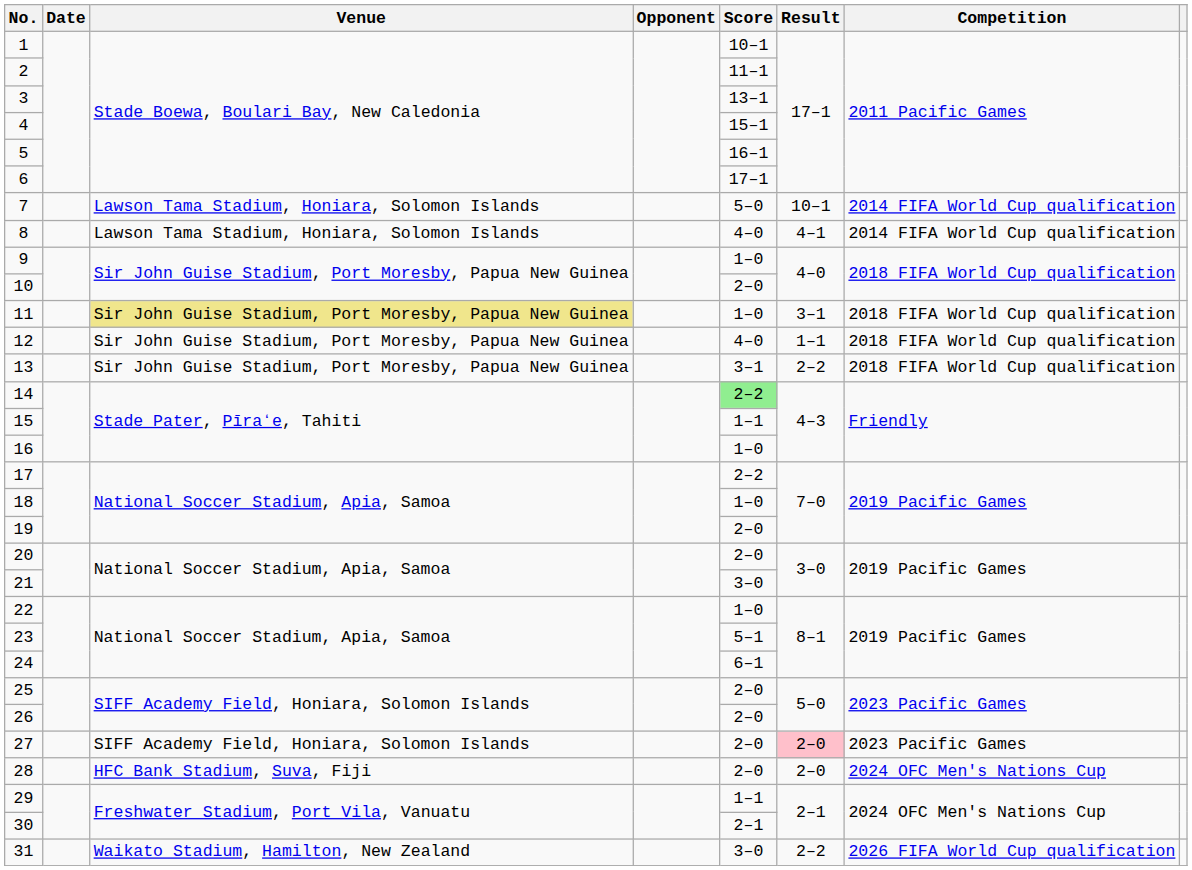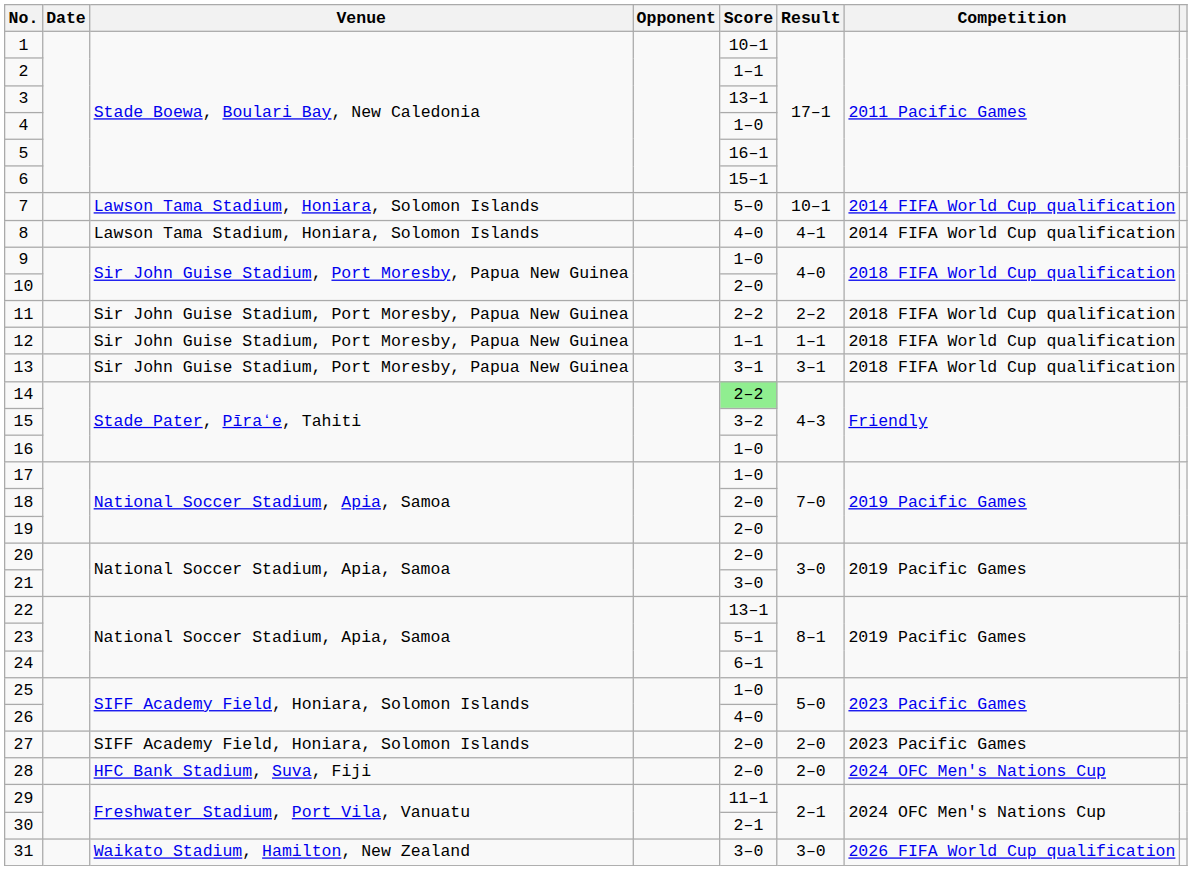(748, 72) 11–1 -> (748, 72) 1–1
(748, 126) 15–1 -> (748, 126) 1–0
(748, 180) 17–1 -> (748, 180) 15–1
(361, 314) khaki background -> (361, 314) no background
(748, 314) 1–0 -> (748, 314) 2–2
(811, 314) 3–1 -> (811, 314) 2–2
(748, 341) 4–0 -> (748, 341) 1–1
(811, 368) 2–2 -> (811, 368) 3–1
(748, 422) 1–1 -> (748, 422) 3–2
(748, 476) 2–2 -> (748, 476) 1–0
(748, 502) 1–0 -> (748, 502) 2–0
(748, 610) 1–0 -> (748, 610) 13–1
(748, 691) 2–0 -> (748, 691) 1–0
(748, 718) 2–0 -> (748, 718) 4–0
(811, 745) pink background -> (811, 745) no background
(748, 798) 1–1 -> (748, 798) 11–1
(811, 852) 2–2 -> (811, 852) 3–0
